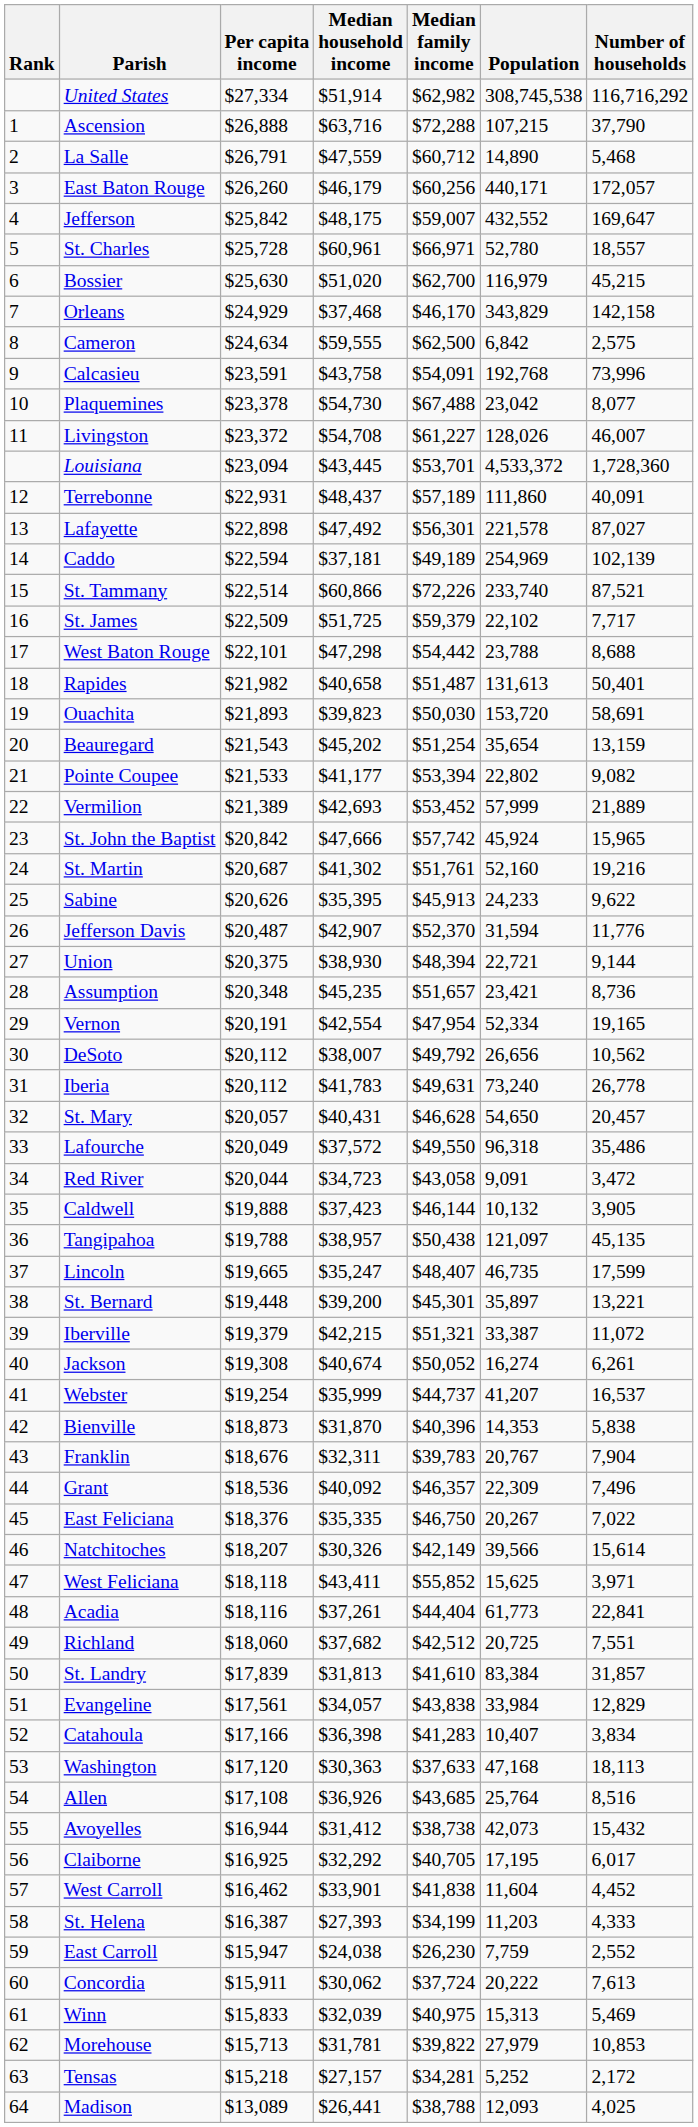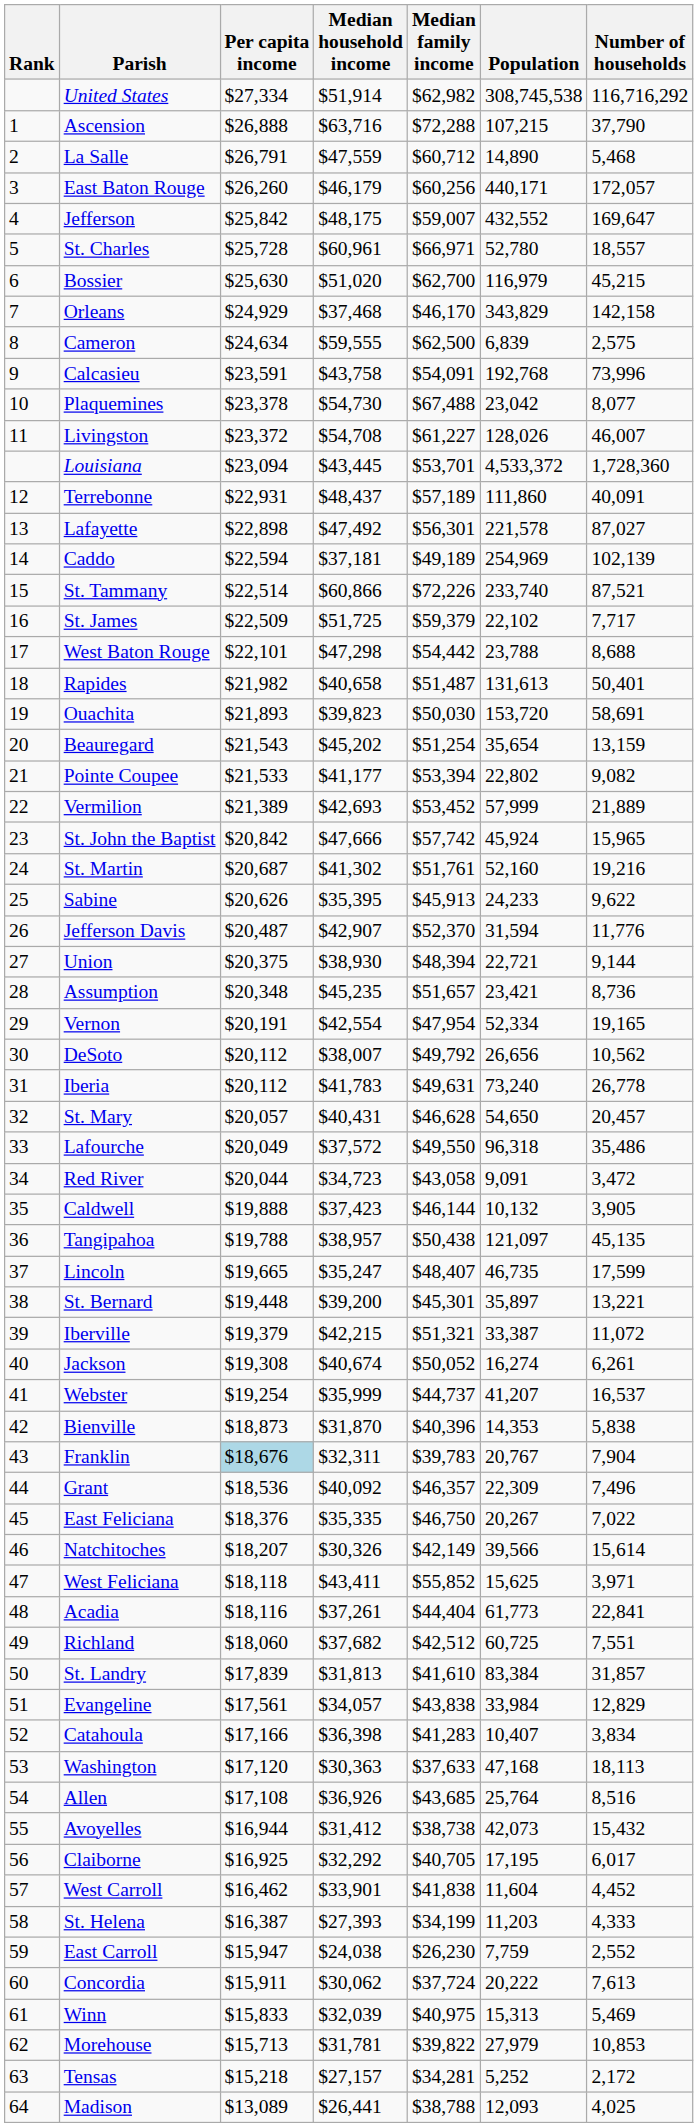(507, 342) 6,842 -> (507, 342) 6,839
(256, 1456) no background -> (256, 1456) lightblue background
(512, 1642) 20,725 -> (512, 1642) 60,725
